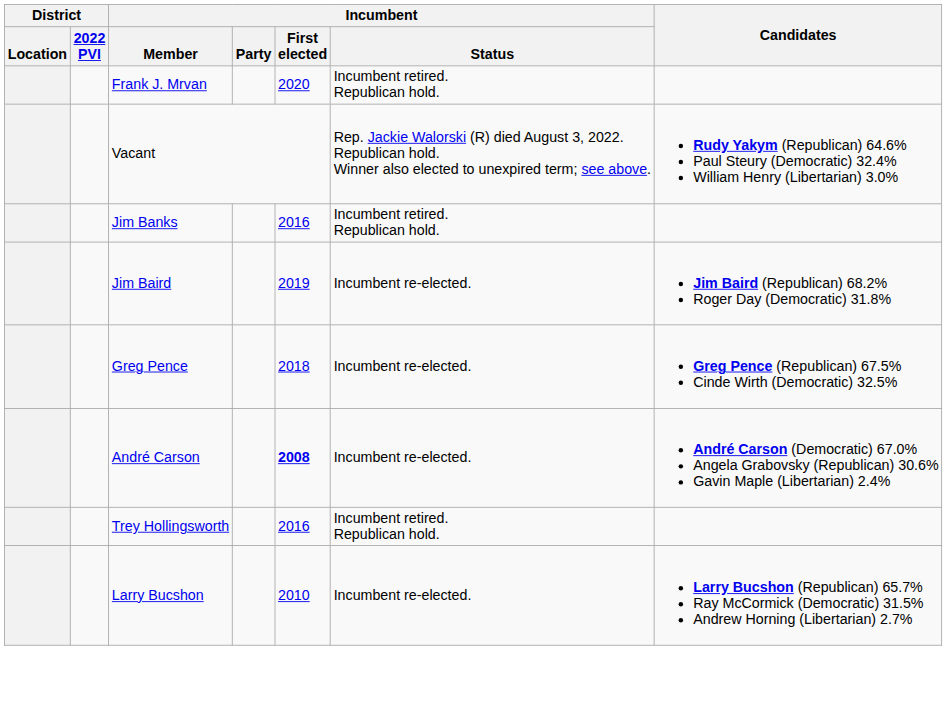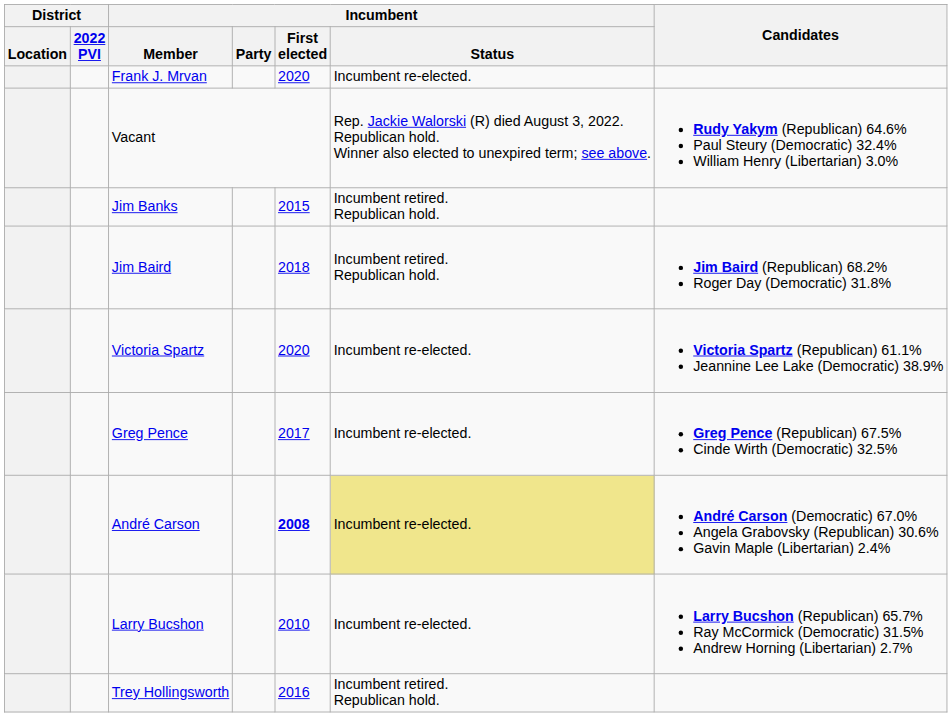(391, 84) Incumbent retired. Republican hold. -> (403, 76) Incumbent re-elected.
(294, 222) 2016 -> (294, 206) 2015
(294, 283) 2019 -> (294, 267) 2018
(403, 283) Incumbent re-elected. -> (391, 267) Incumbent retired. Republican hold.
+ row: (158, 350)
(294, 366) 2018 -> (294, 433) 2017
(403, 457) no background -> (403, 524) khaki background
rows swapped: (158, 595) <-> (171, 526)
